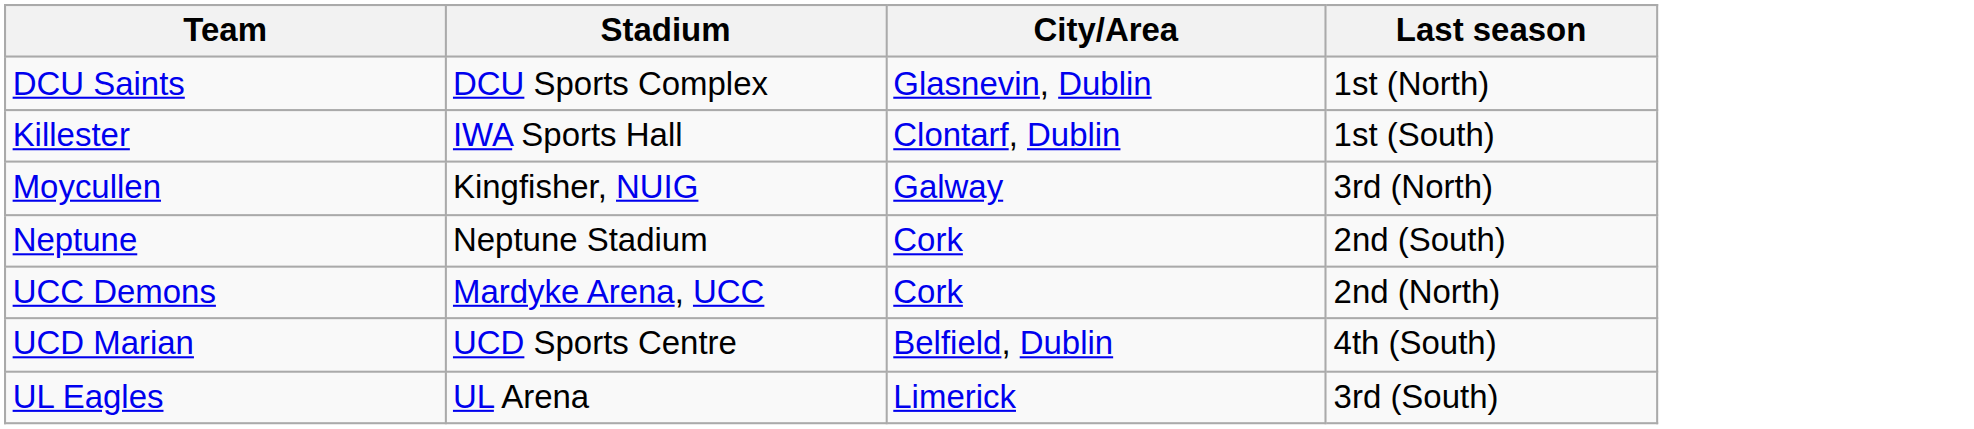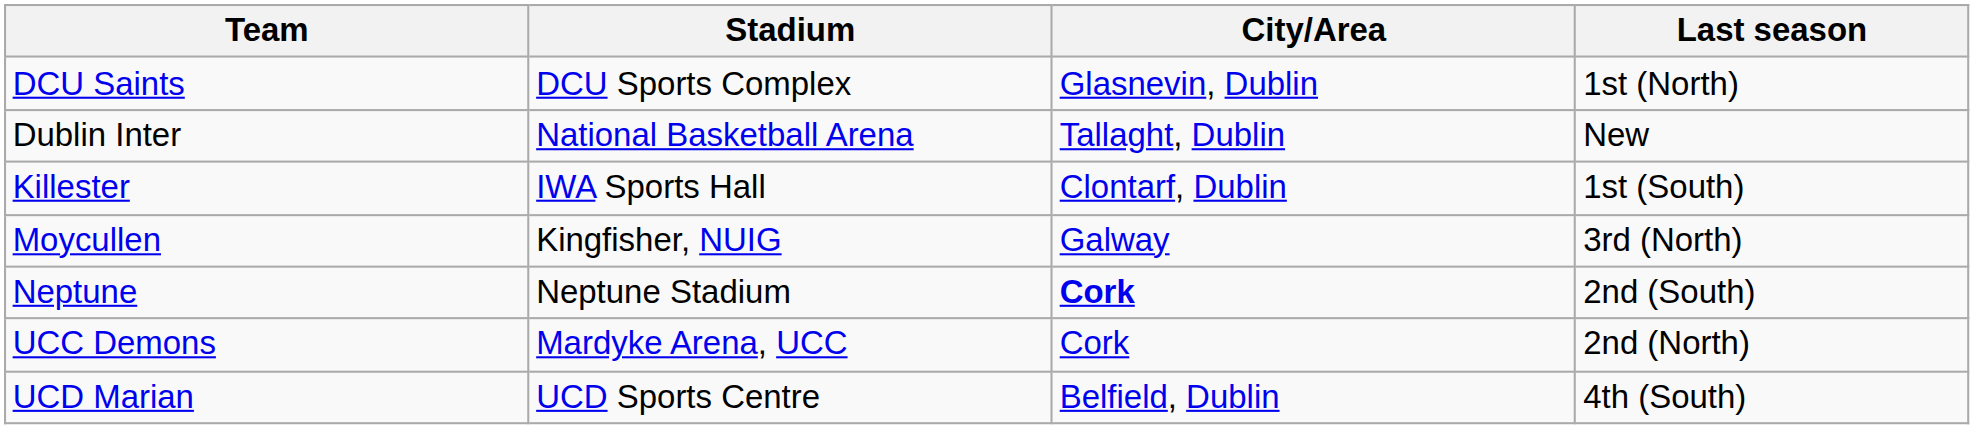+ row: (97, 135)
(928, 239) normal -> (1097, 291) bold
- row: (88, 396)
